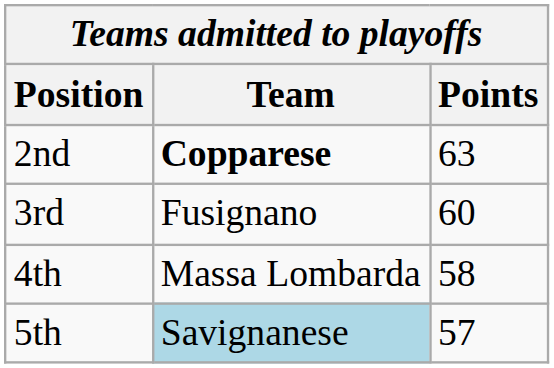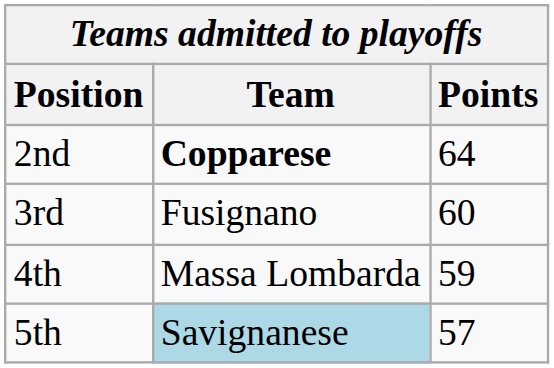(457, 153) 63 -> (457, 153) 64
(457, 272) 58 -> (457, 272) 59
